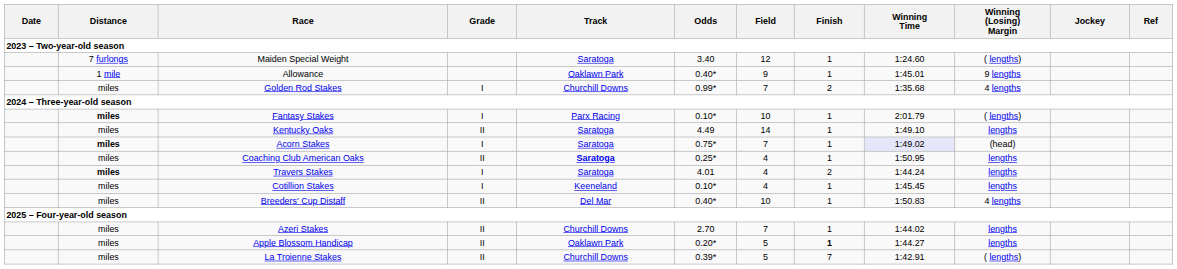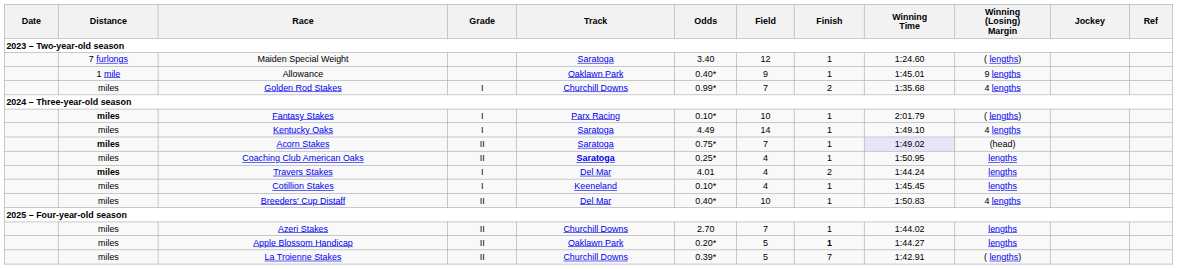(482, 130) II -> (482, 130) I
(1003, 130) lengths -> (1003, 130) 4 lengths
(482, 144) I -> (482, 144) II
(596, 173) Saratoga -> (596, 173) Del Mar
